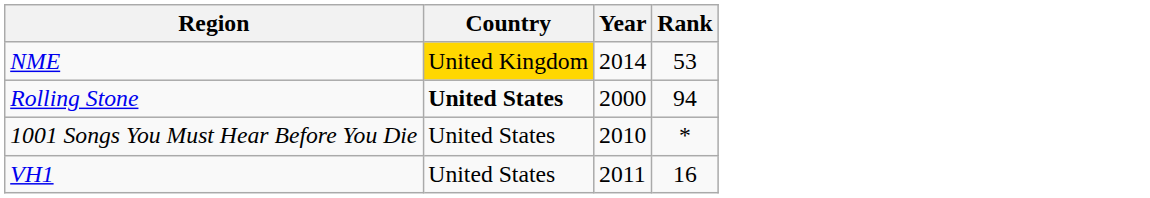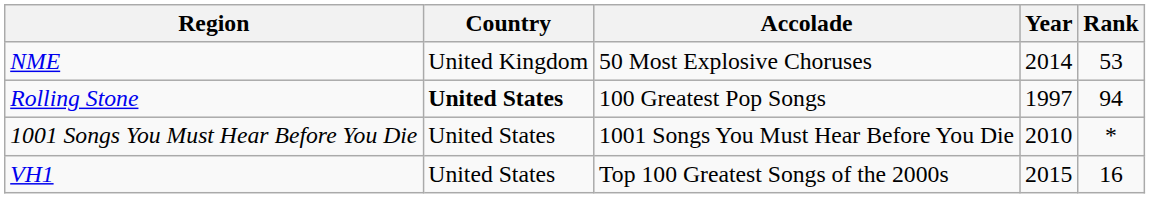+ column: (807, 23)
(508, 60) gold background -> (508, 60) no background
(623, 98) 2000 -> (1049, 98) 1997
(622, 173) 2011 -> (1049, 173) 2015
